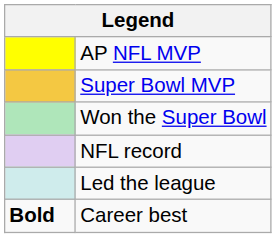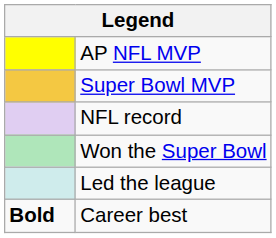rows swapped: (173, 118) <-> (131, 150)
